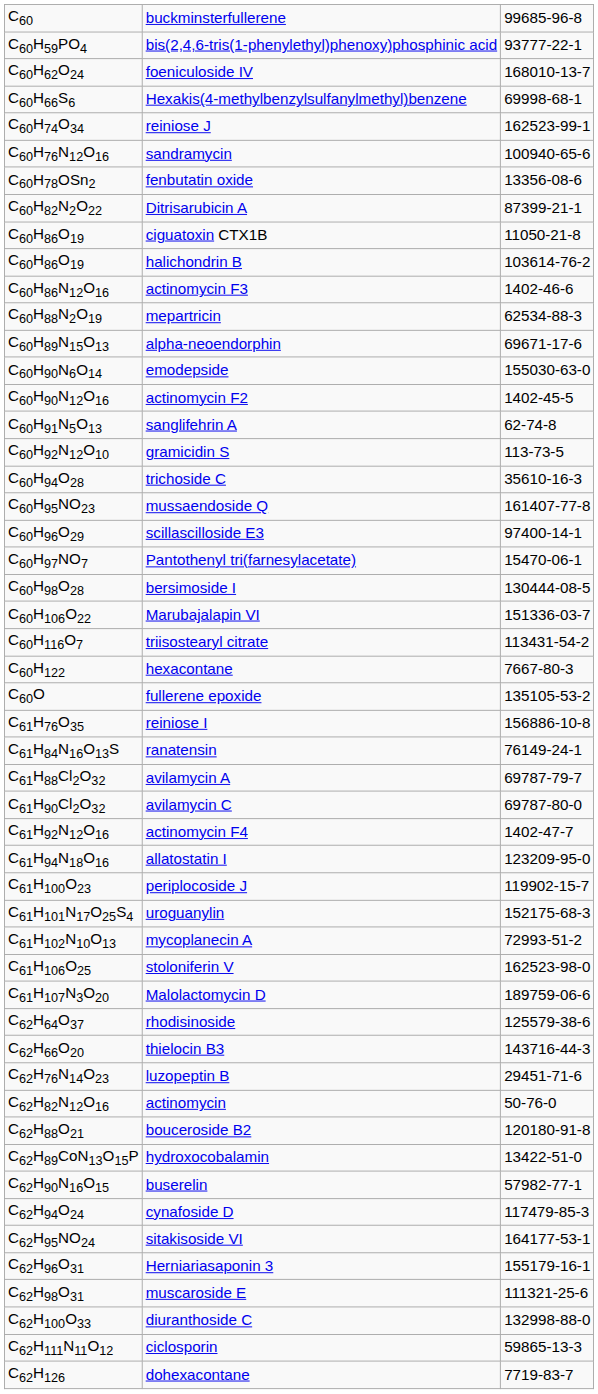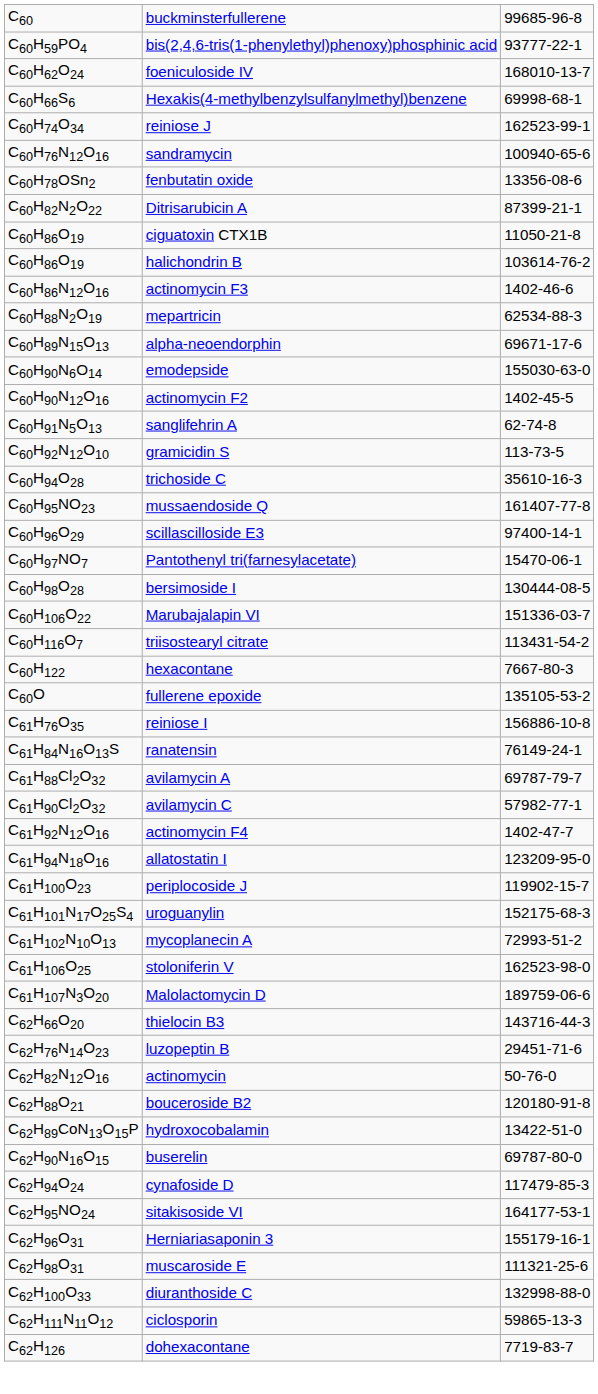(543, 804) 69787-80-0 -> (543, 804) 57982-77-1
- row: (190, 1022)
(543, 1184) 57982-77-1 -> (543, 1157) 69787-80-0
